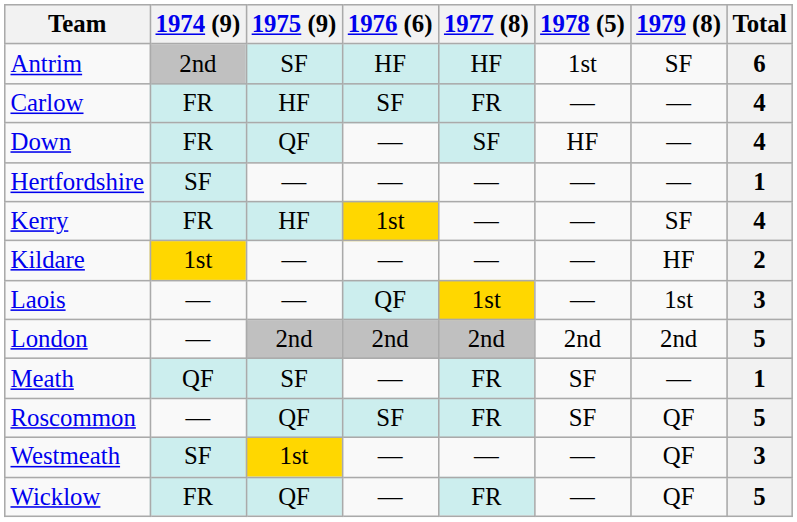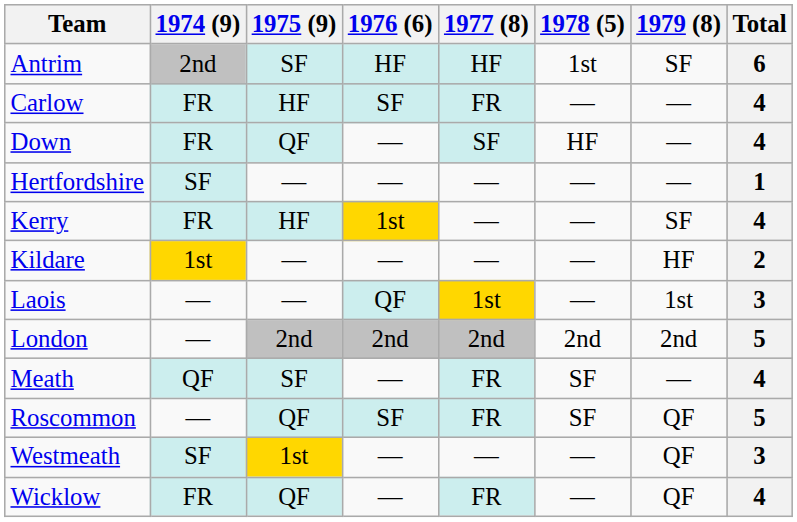(760, 378) 1 -> (760, 378) 4
(760, 496) 5 -> (760, 496) 4
